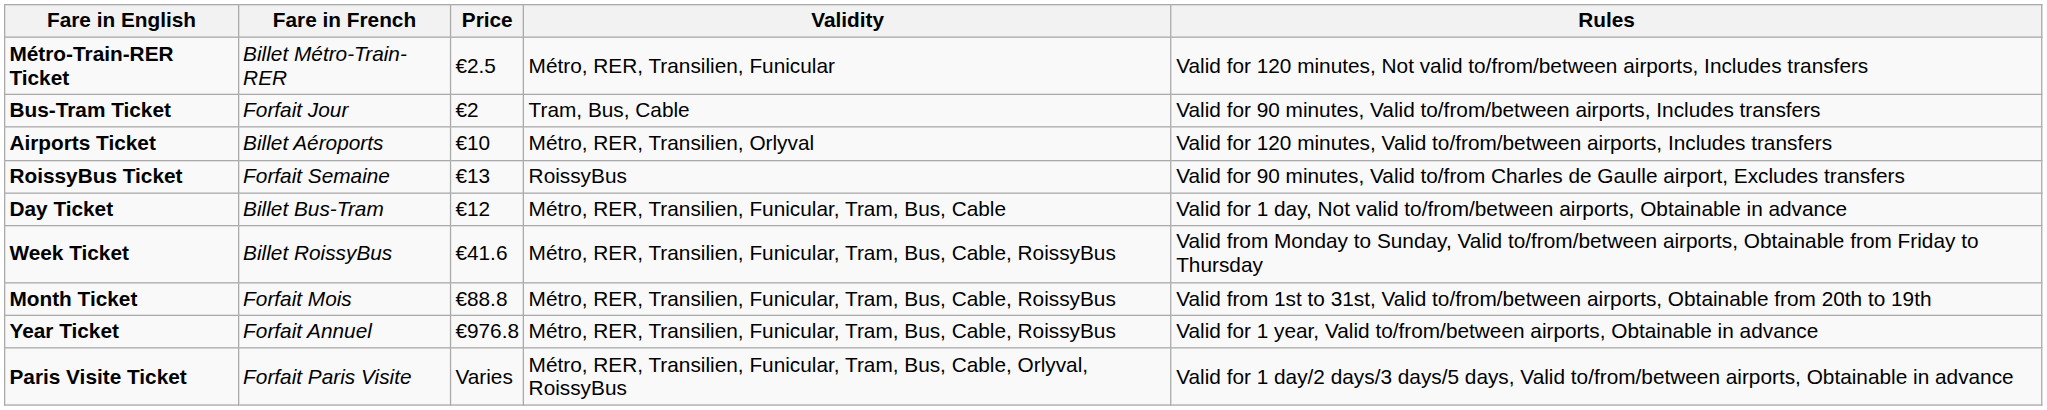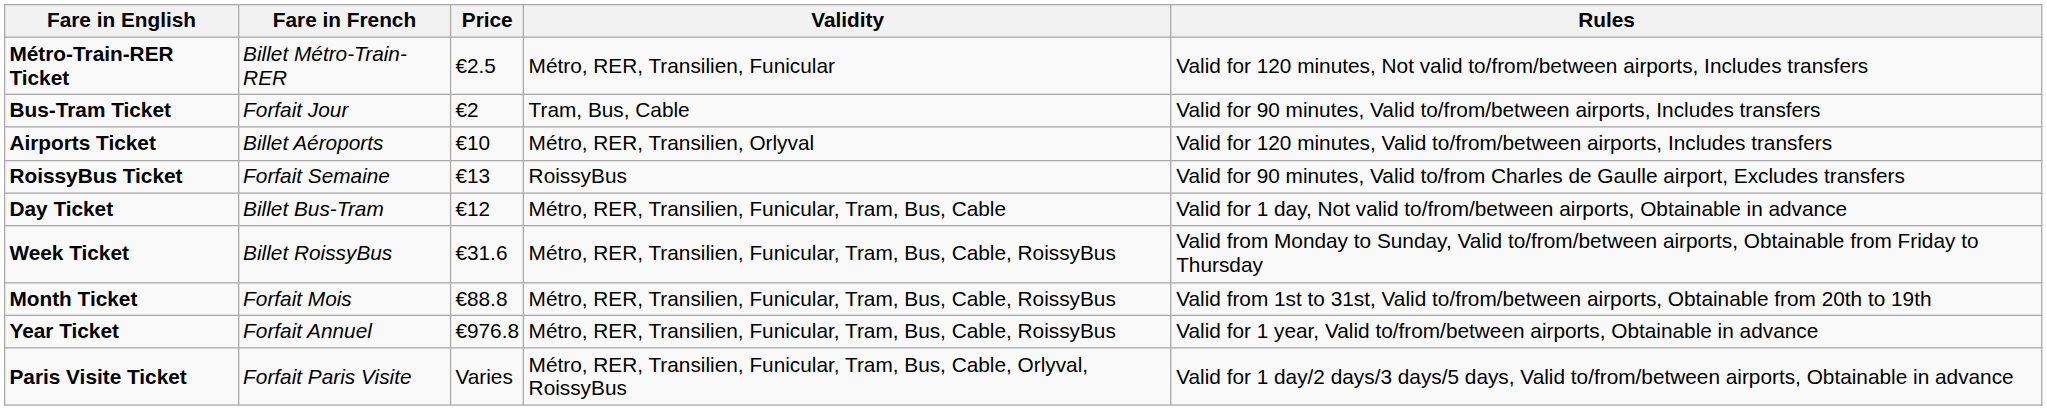(481, 254) €41.6 -> (481, 254) €31.6
